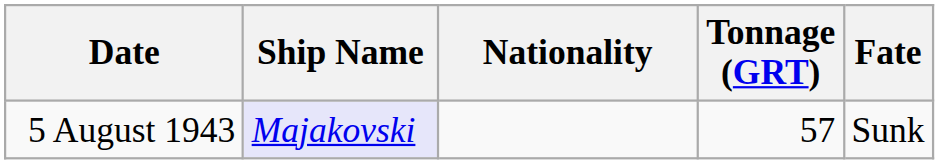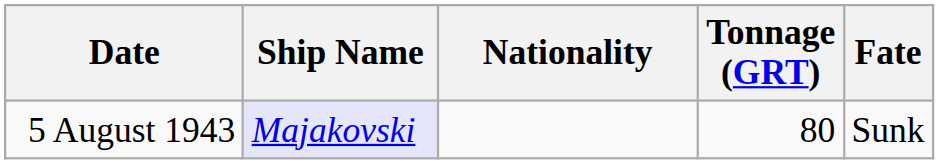(817, 128) 57 -> (817, 128) 80
